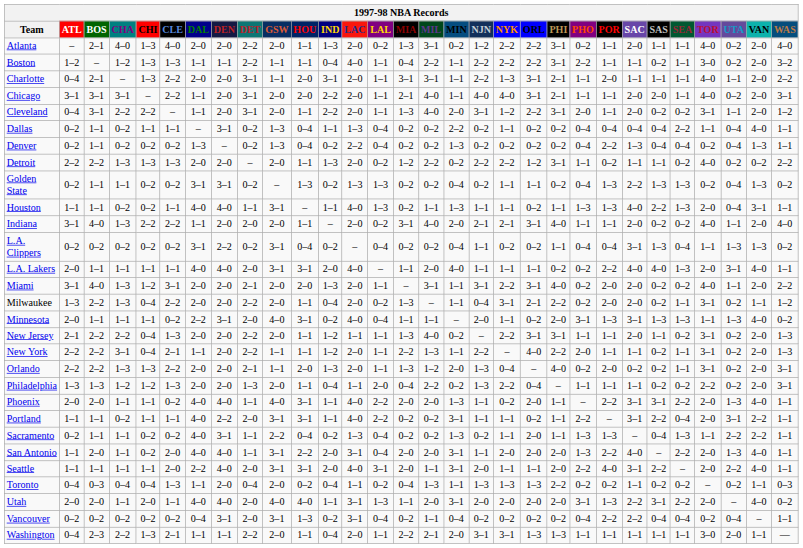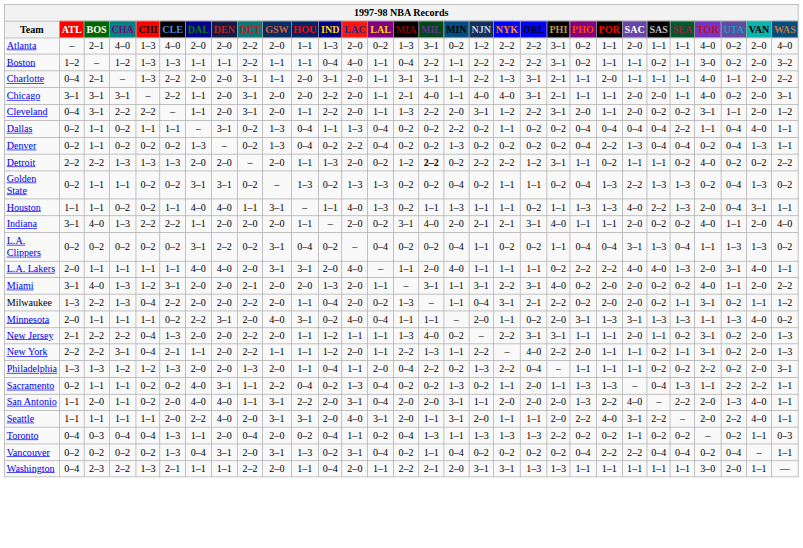(583, 63) 2–2 -> (583, 63) 0–2
(431, 112) 4–0 -> (431, 112) 2–2
(431, 162) normal -> (431, 162) bold
(583, 269) 0–2 -> (583, 269) 2–2
- row: (23, 369)
- row: (23, 402)
- row: (24, 419)
- row: (17, 502)
(173, 519) 0–2 -> (173, 452) 1–3
